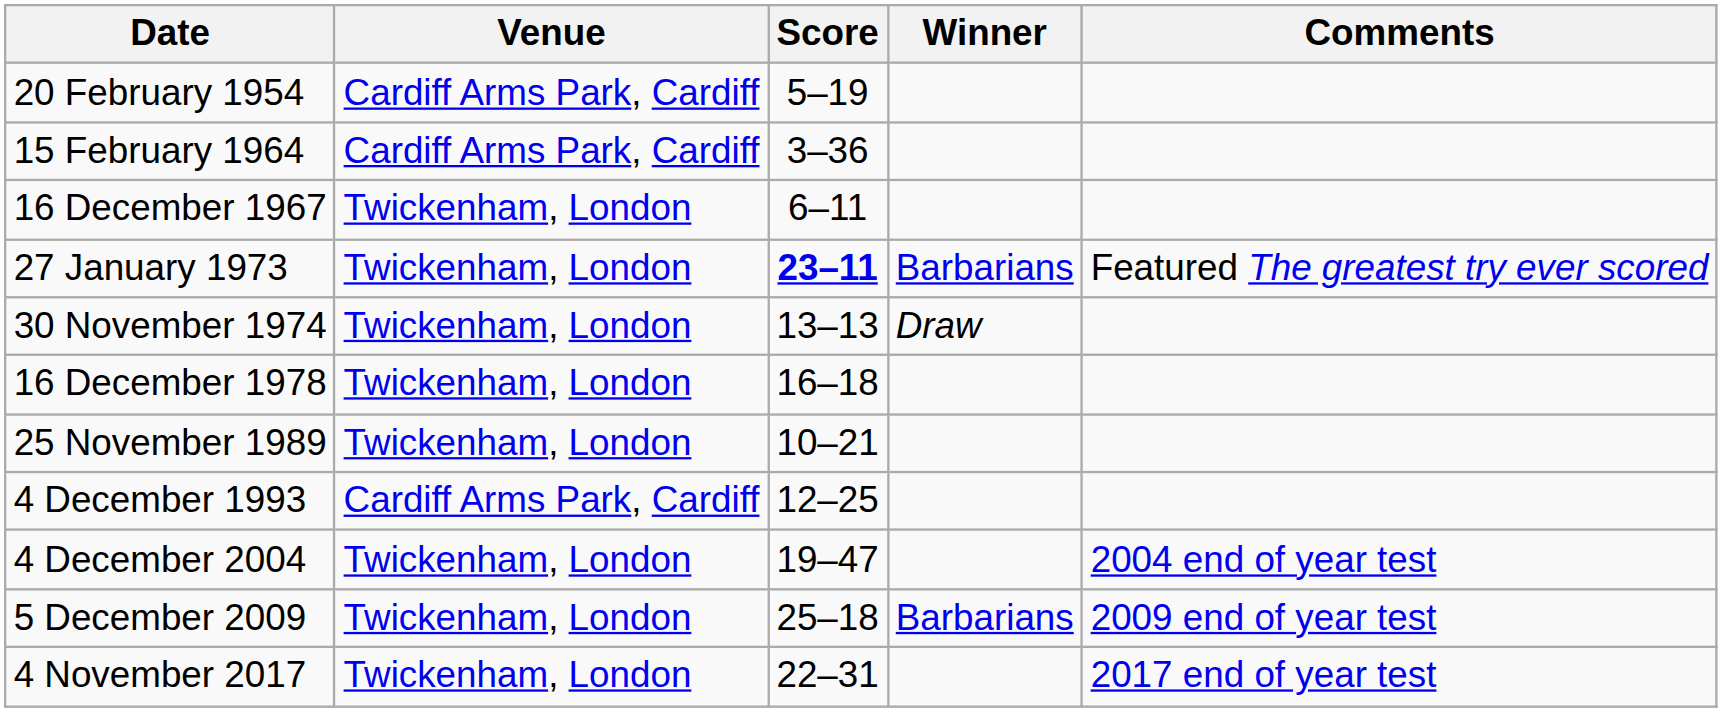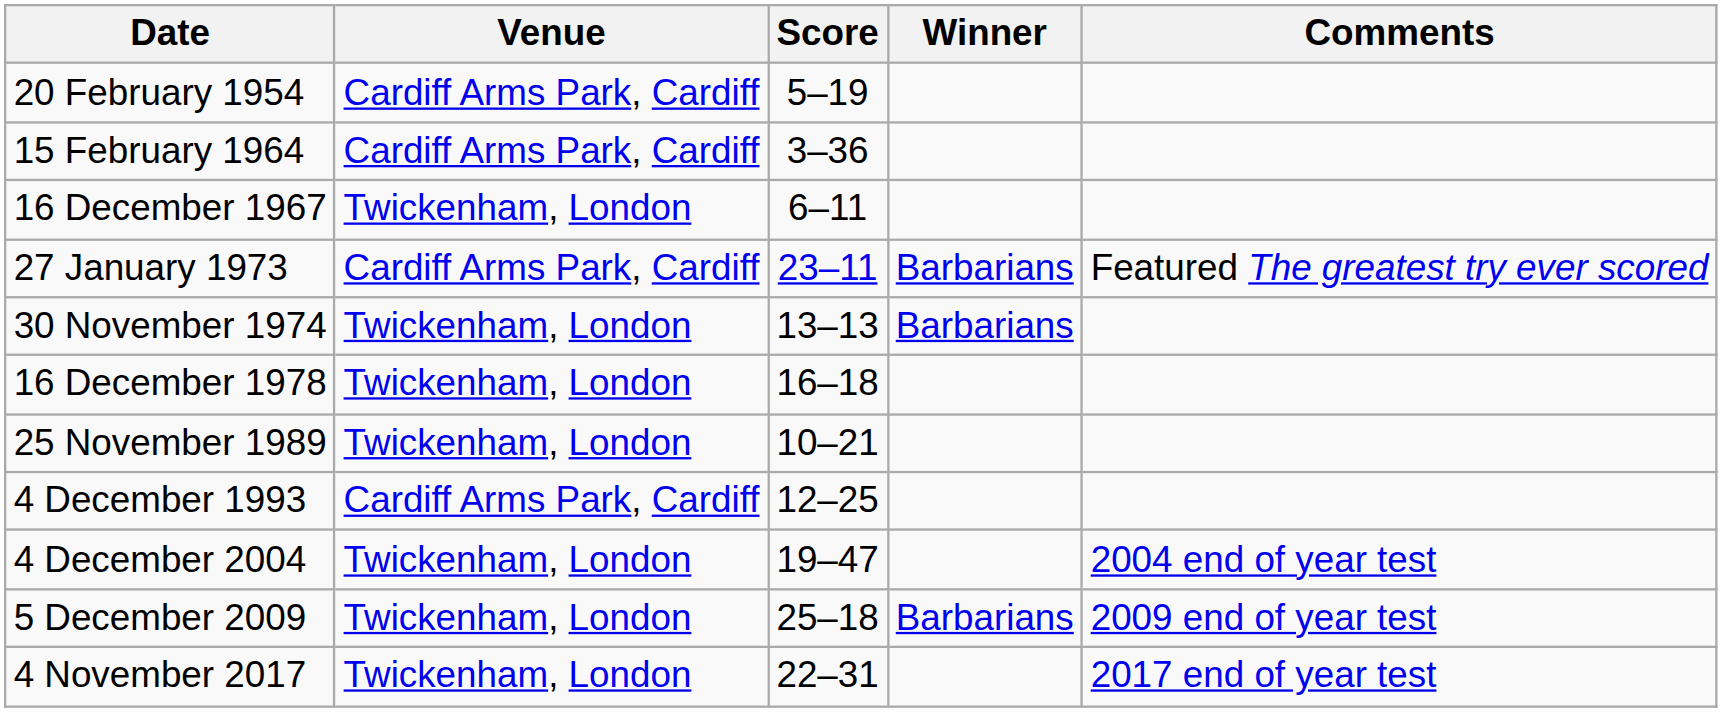(517, 267) Twickenham, London -> (552, 267) Cardiff Arms Park, Cardiff
(828, 267) bold -> (828, 267) normal
(939, 325) Draw -> (985, 325) Barbarians
